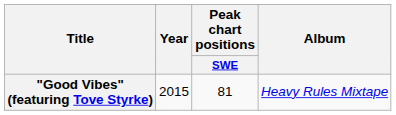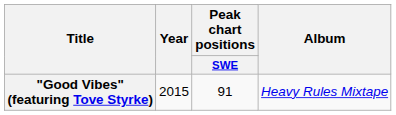(225, 92) 81 -> (225, 92) 91
